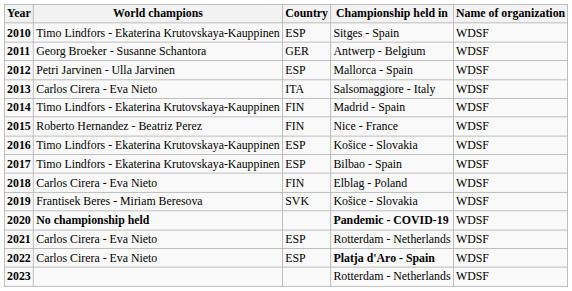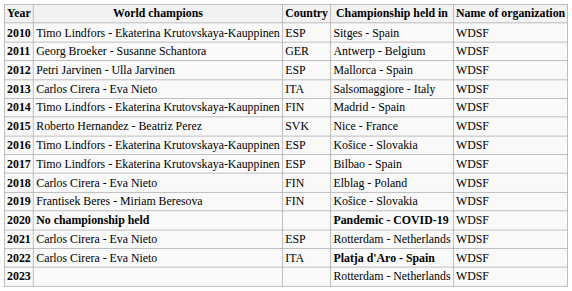(295, 126) FIN -> (297, 126) SVK
(297, 201) SVK -> (295, 201) FIN
(295, 257) ESP -> (295, 257) ITA
